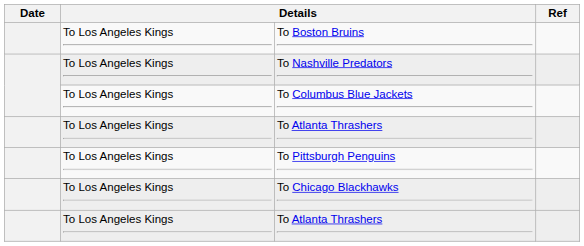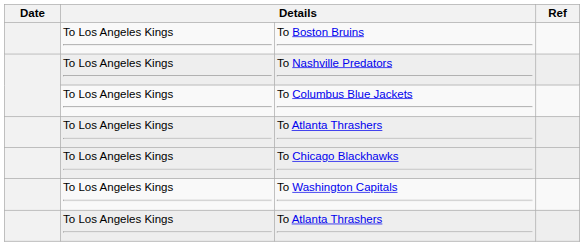- row: (32, 163)
+ row: (32, 194)
